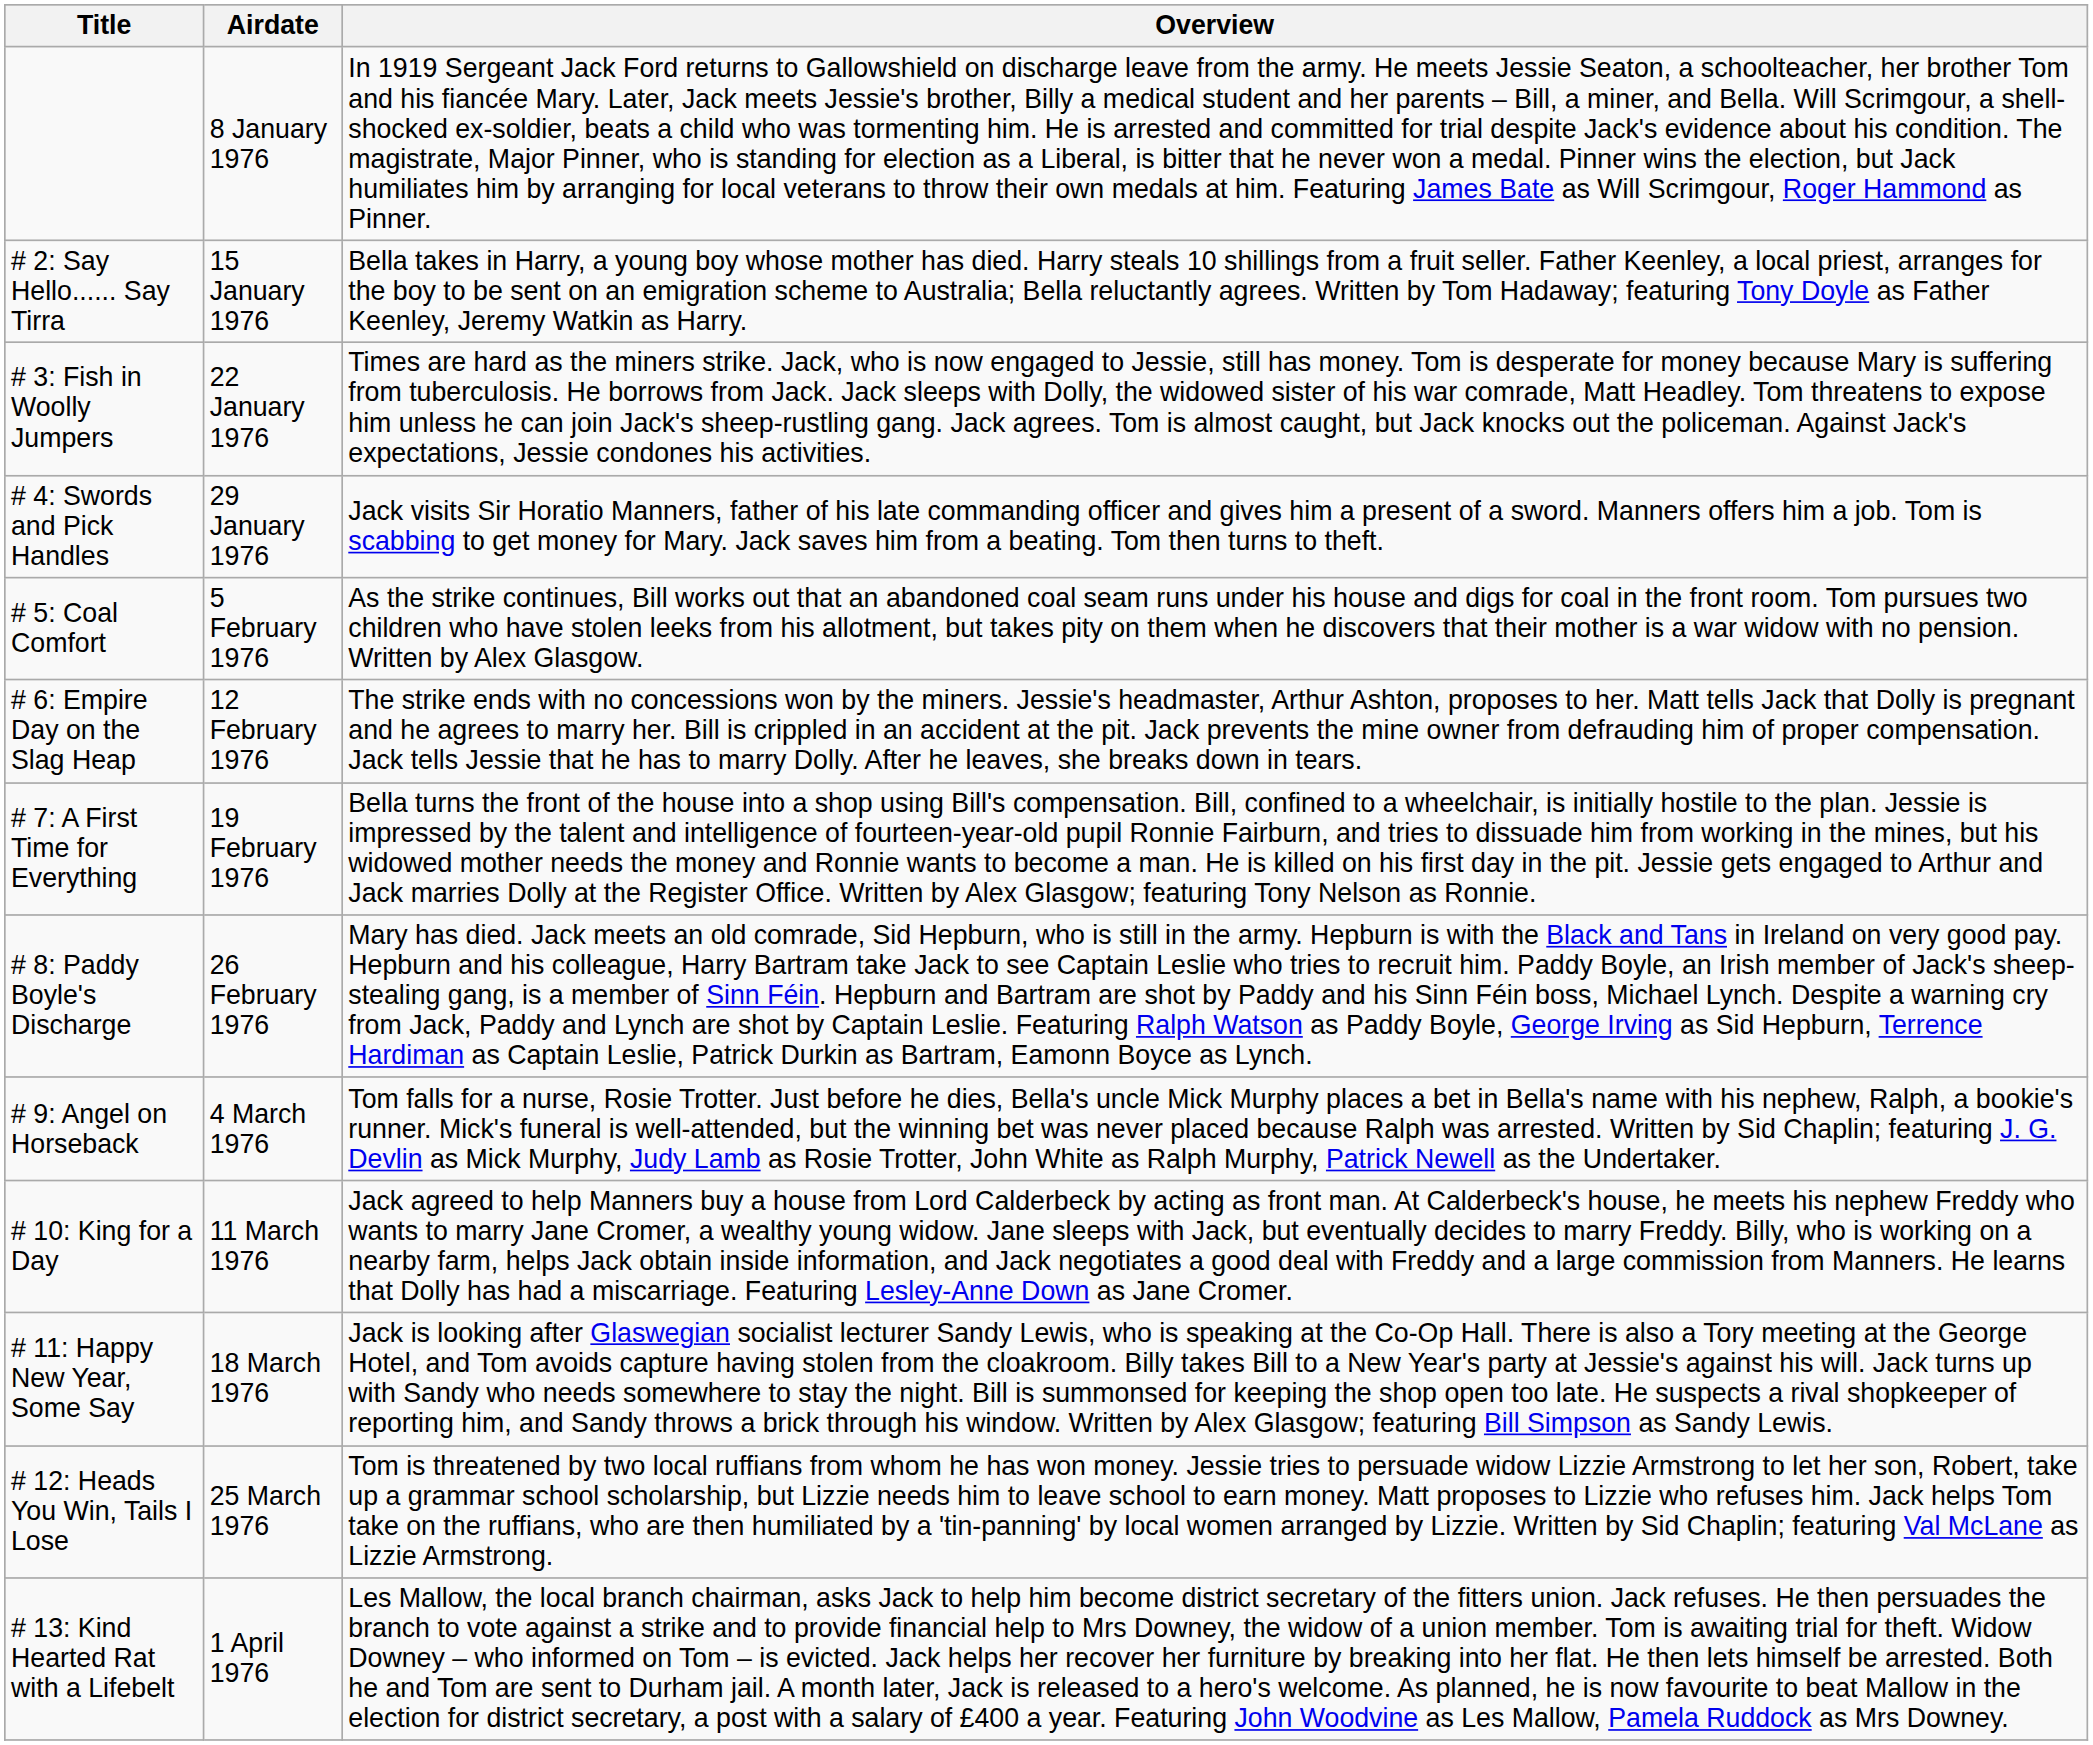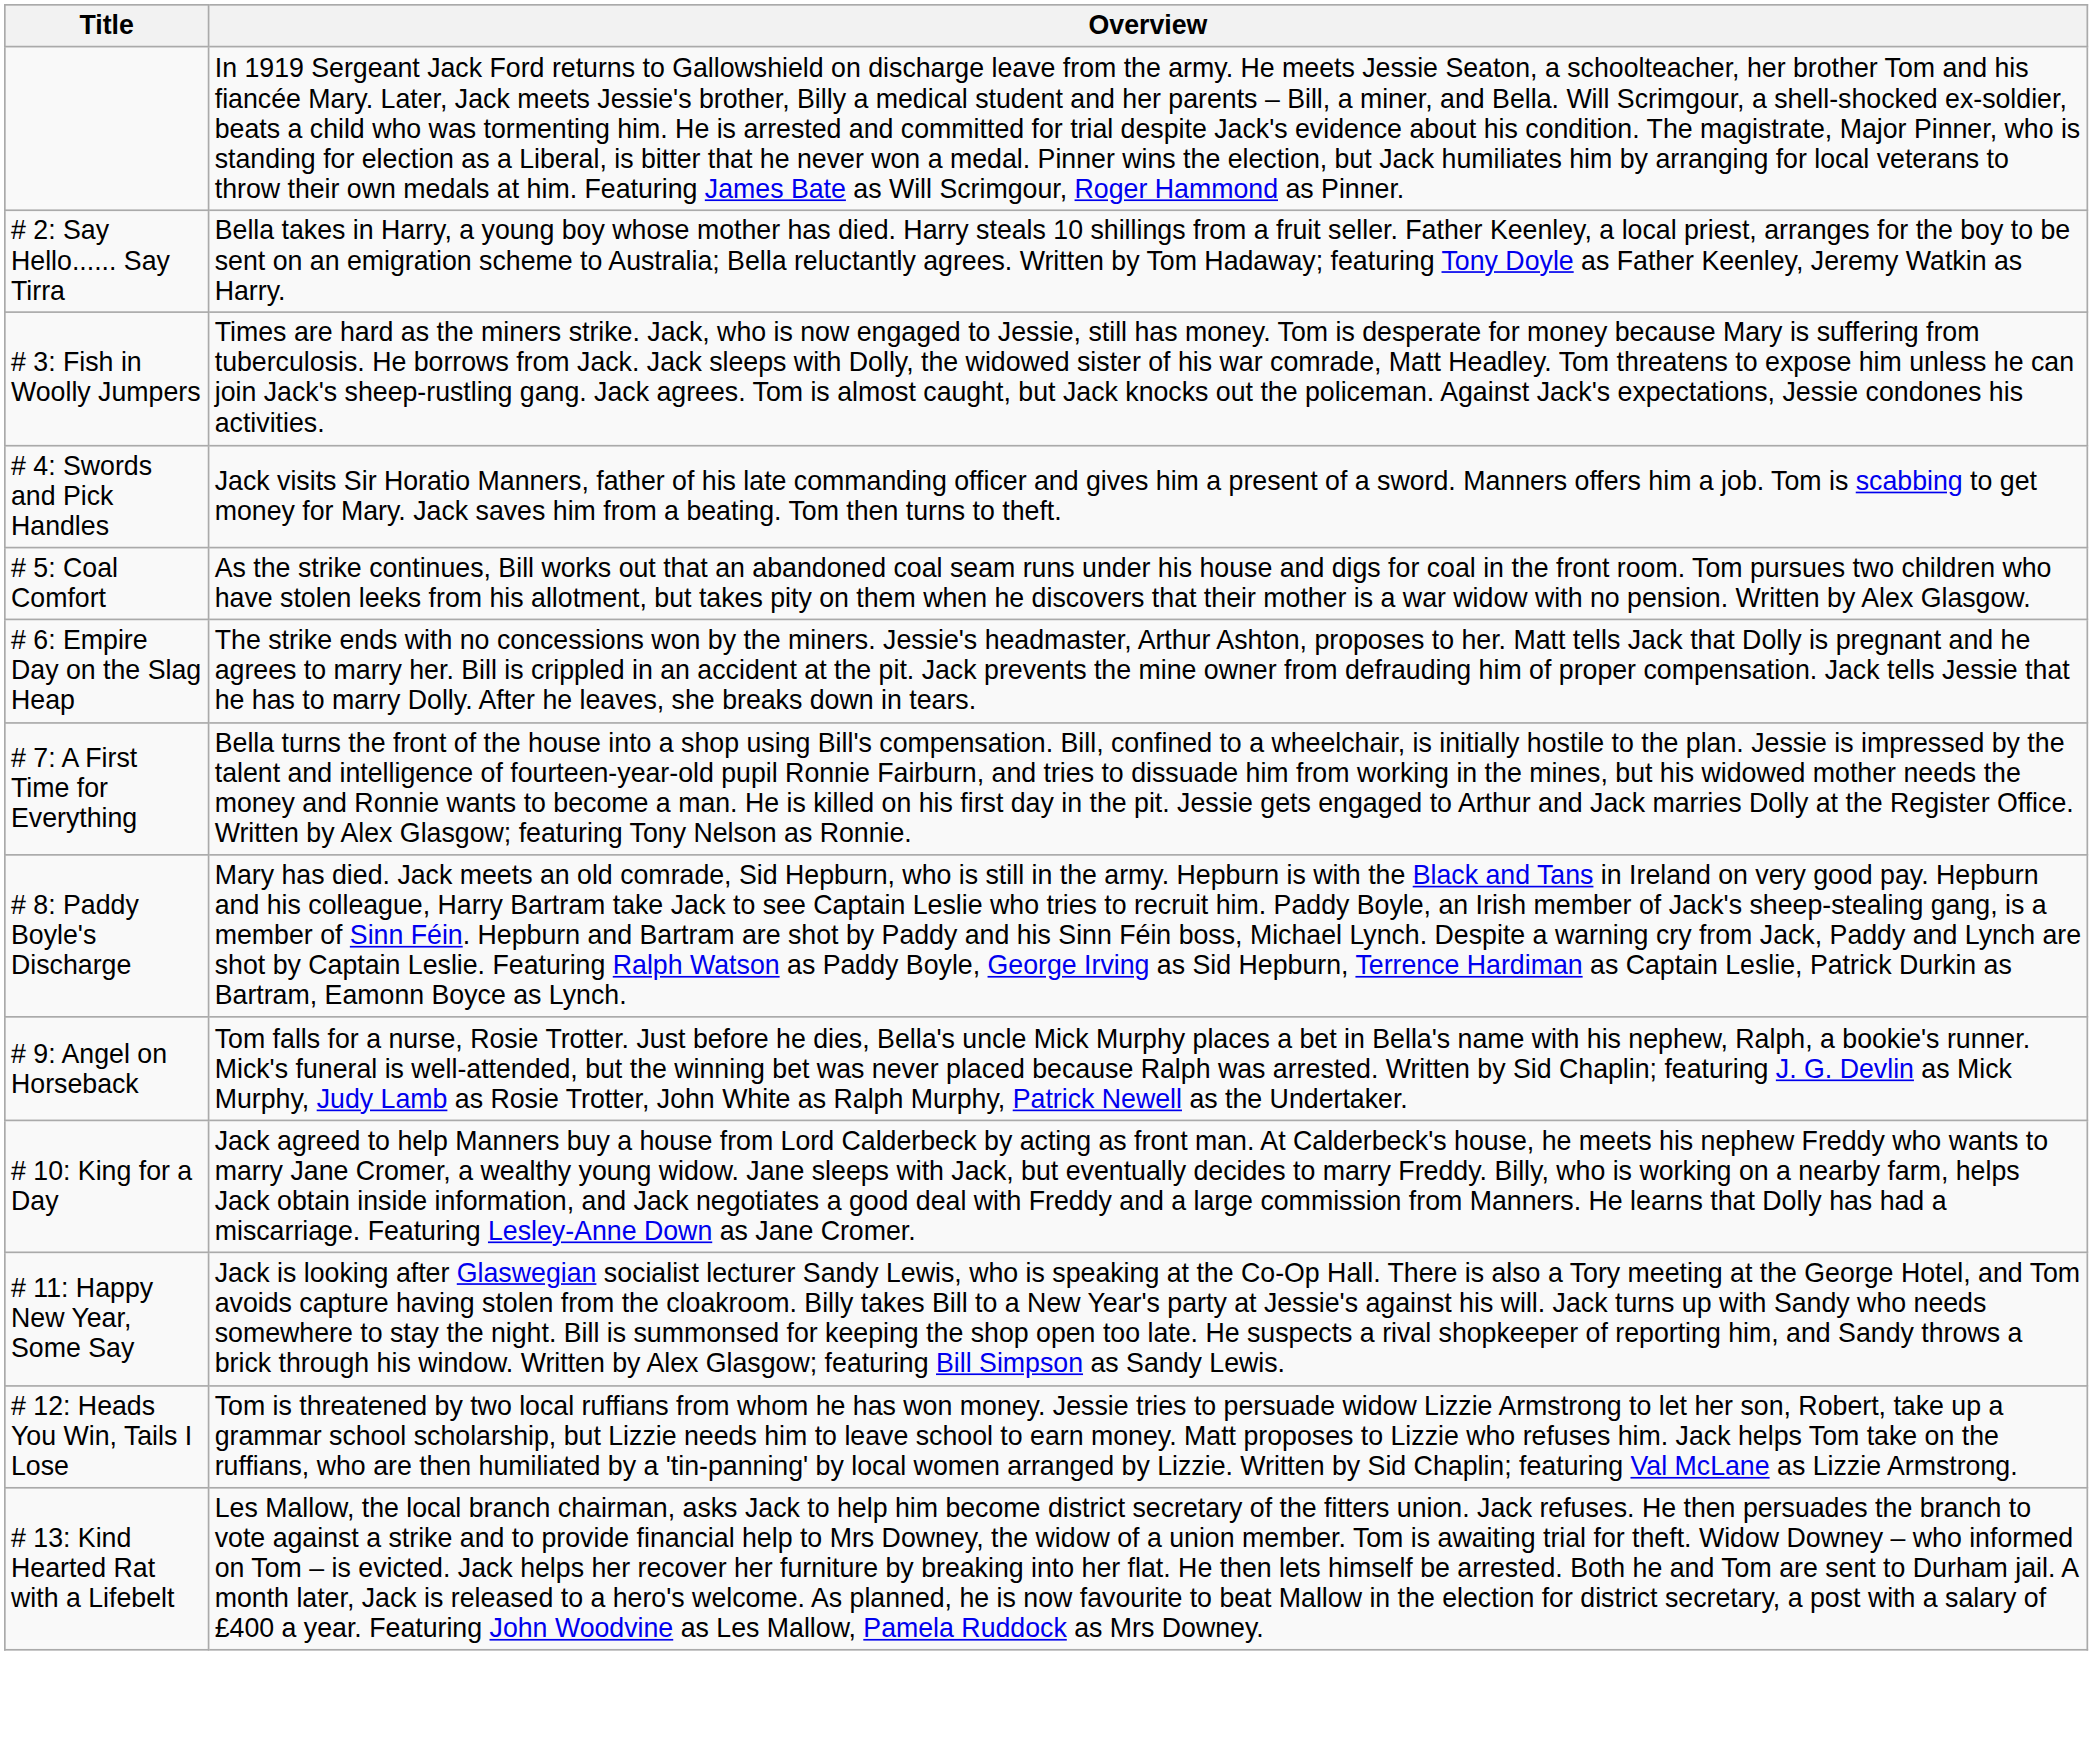- column: (273, 25)
